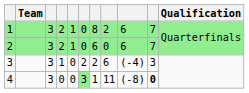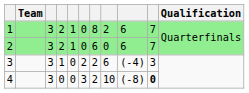(84, 80) lightgreen background -> (84, 80) no background
(95, 80) 1 -> (95, 80) 2
(109, 80) 11 -> (109, 80) 10
